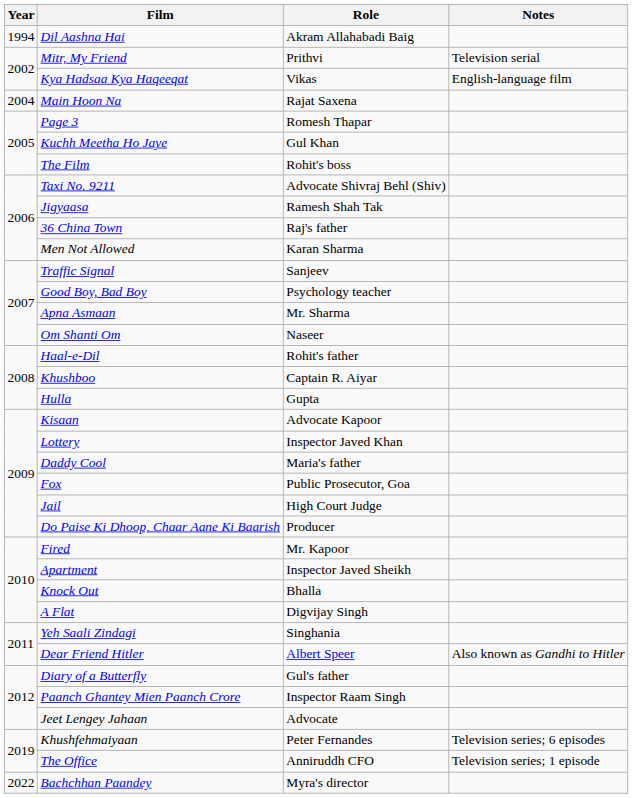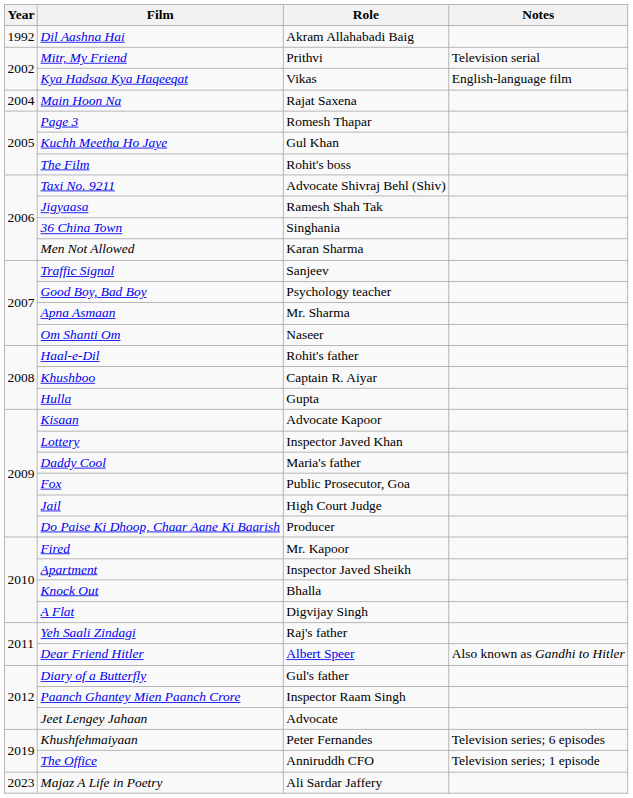(21, 36) 1994 -> (21, 36) 1992
(317, 228) Raj's father -> (313, 228) Singhania
(313, 633) Singhania -> (317, 633) Raj's father
- row: (96, 782)
+ row: (102, 782)
